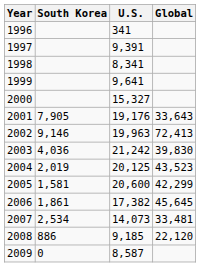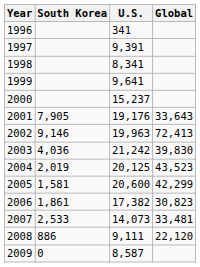(131, 99) 15,327 -> (131, 99) 15,237
(174, 202) 45,645 -> (174, 202) 30,823
(53, 219) 2,534 -> (53, 219) 2,533
(128, 236) 9,185 -> (128, 236) 9,111
